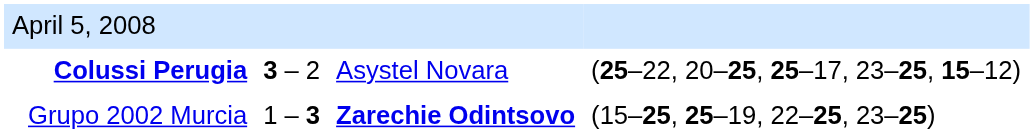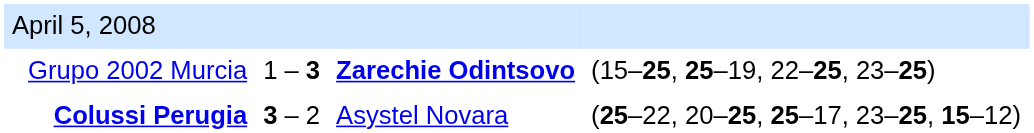rows swapped: (138, 115) <-> (150, 70)
